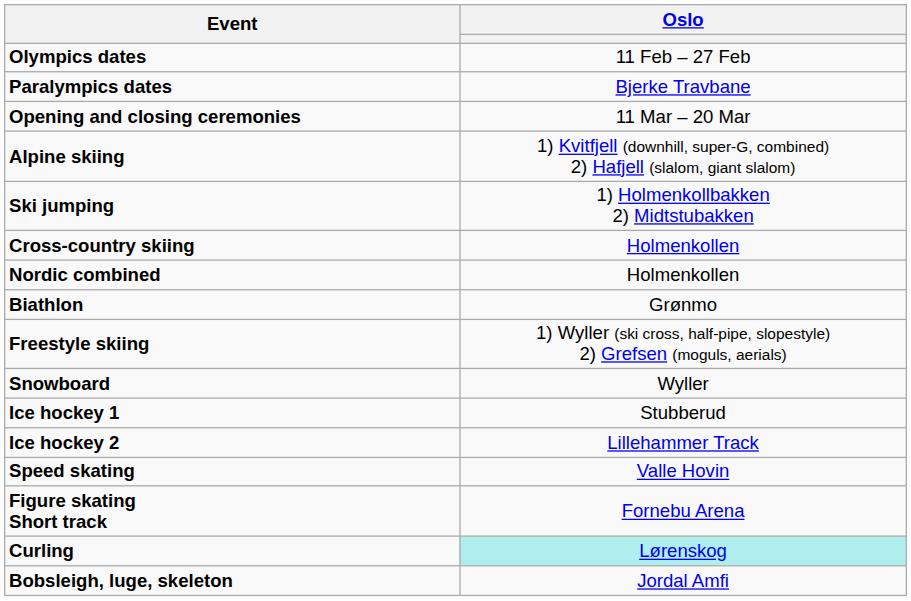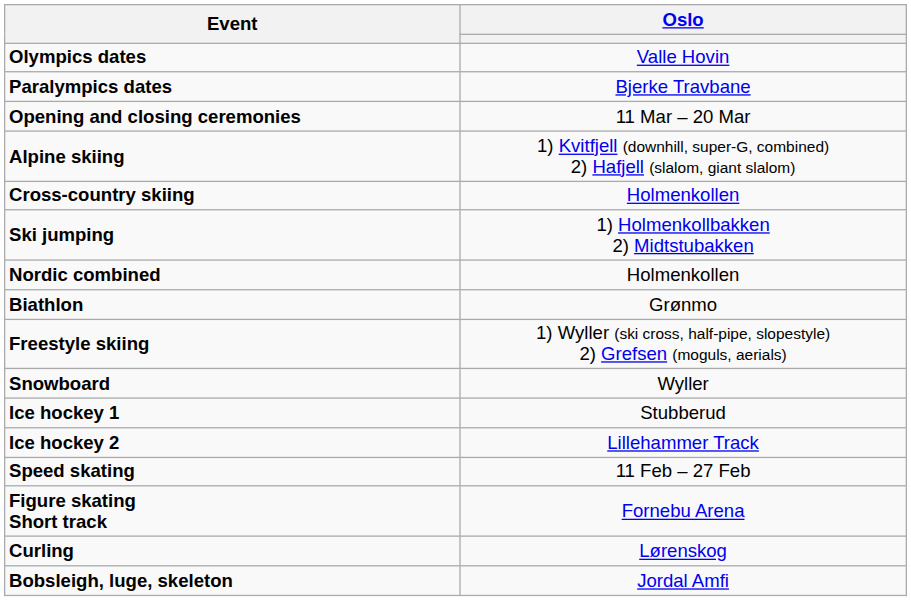(683, 58) 11 Feb – 27 Feb -> (683, 58) Valle Hovin
rows swapped: (102, 246) <-> (62, 206)
(683, 472) Valle Hovin -> (683, 472) 11 Feb – 27 Feb
(683, 551) paleturquoise background -> (683, 551) no background
